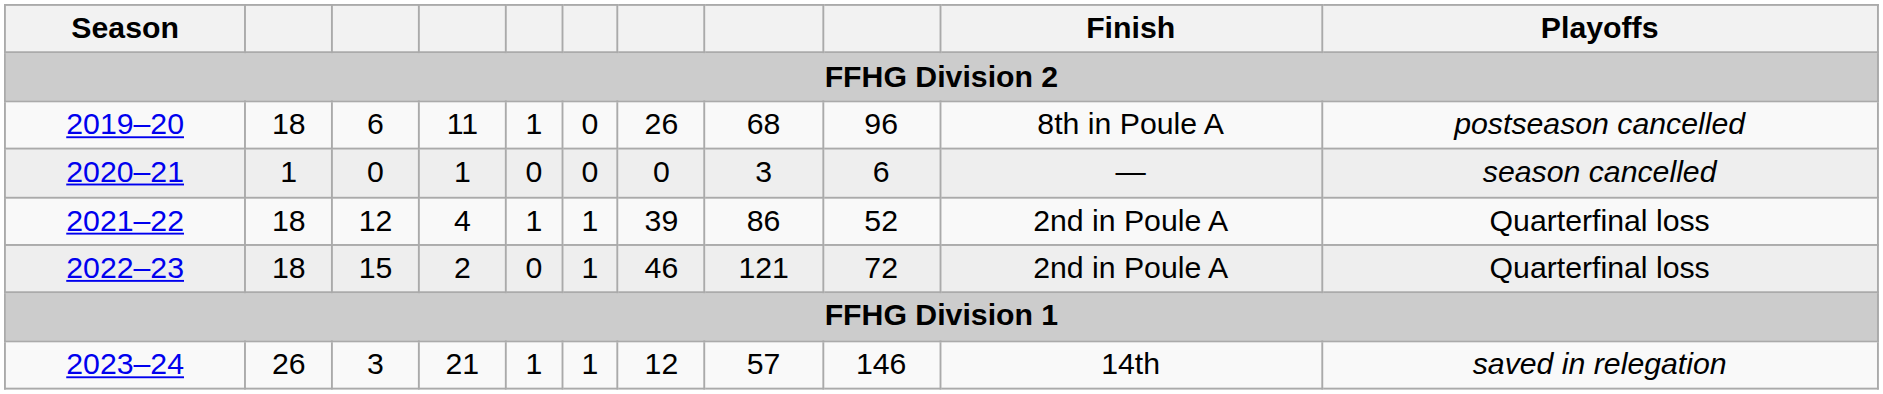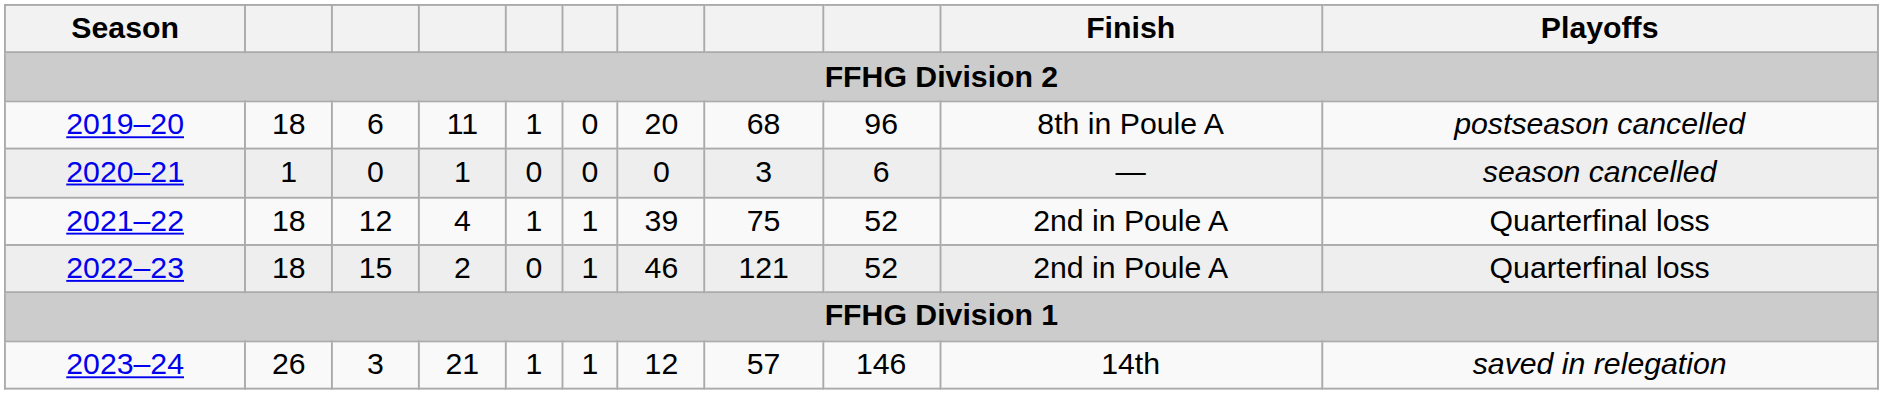(661, 124) 26 -> (661, 124) 20
(764, 220) 86 -> (764, 220) 75
(881, 268) 72 -> (881, 268) 52
